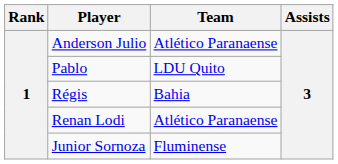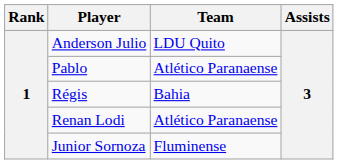(216, 43) Atlético Paranaense -> (189, 43) LDU Quito
(189, 69) LDU Quito -> (216, 69) Atlético Paranaense
